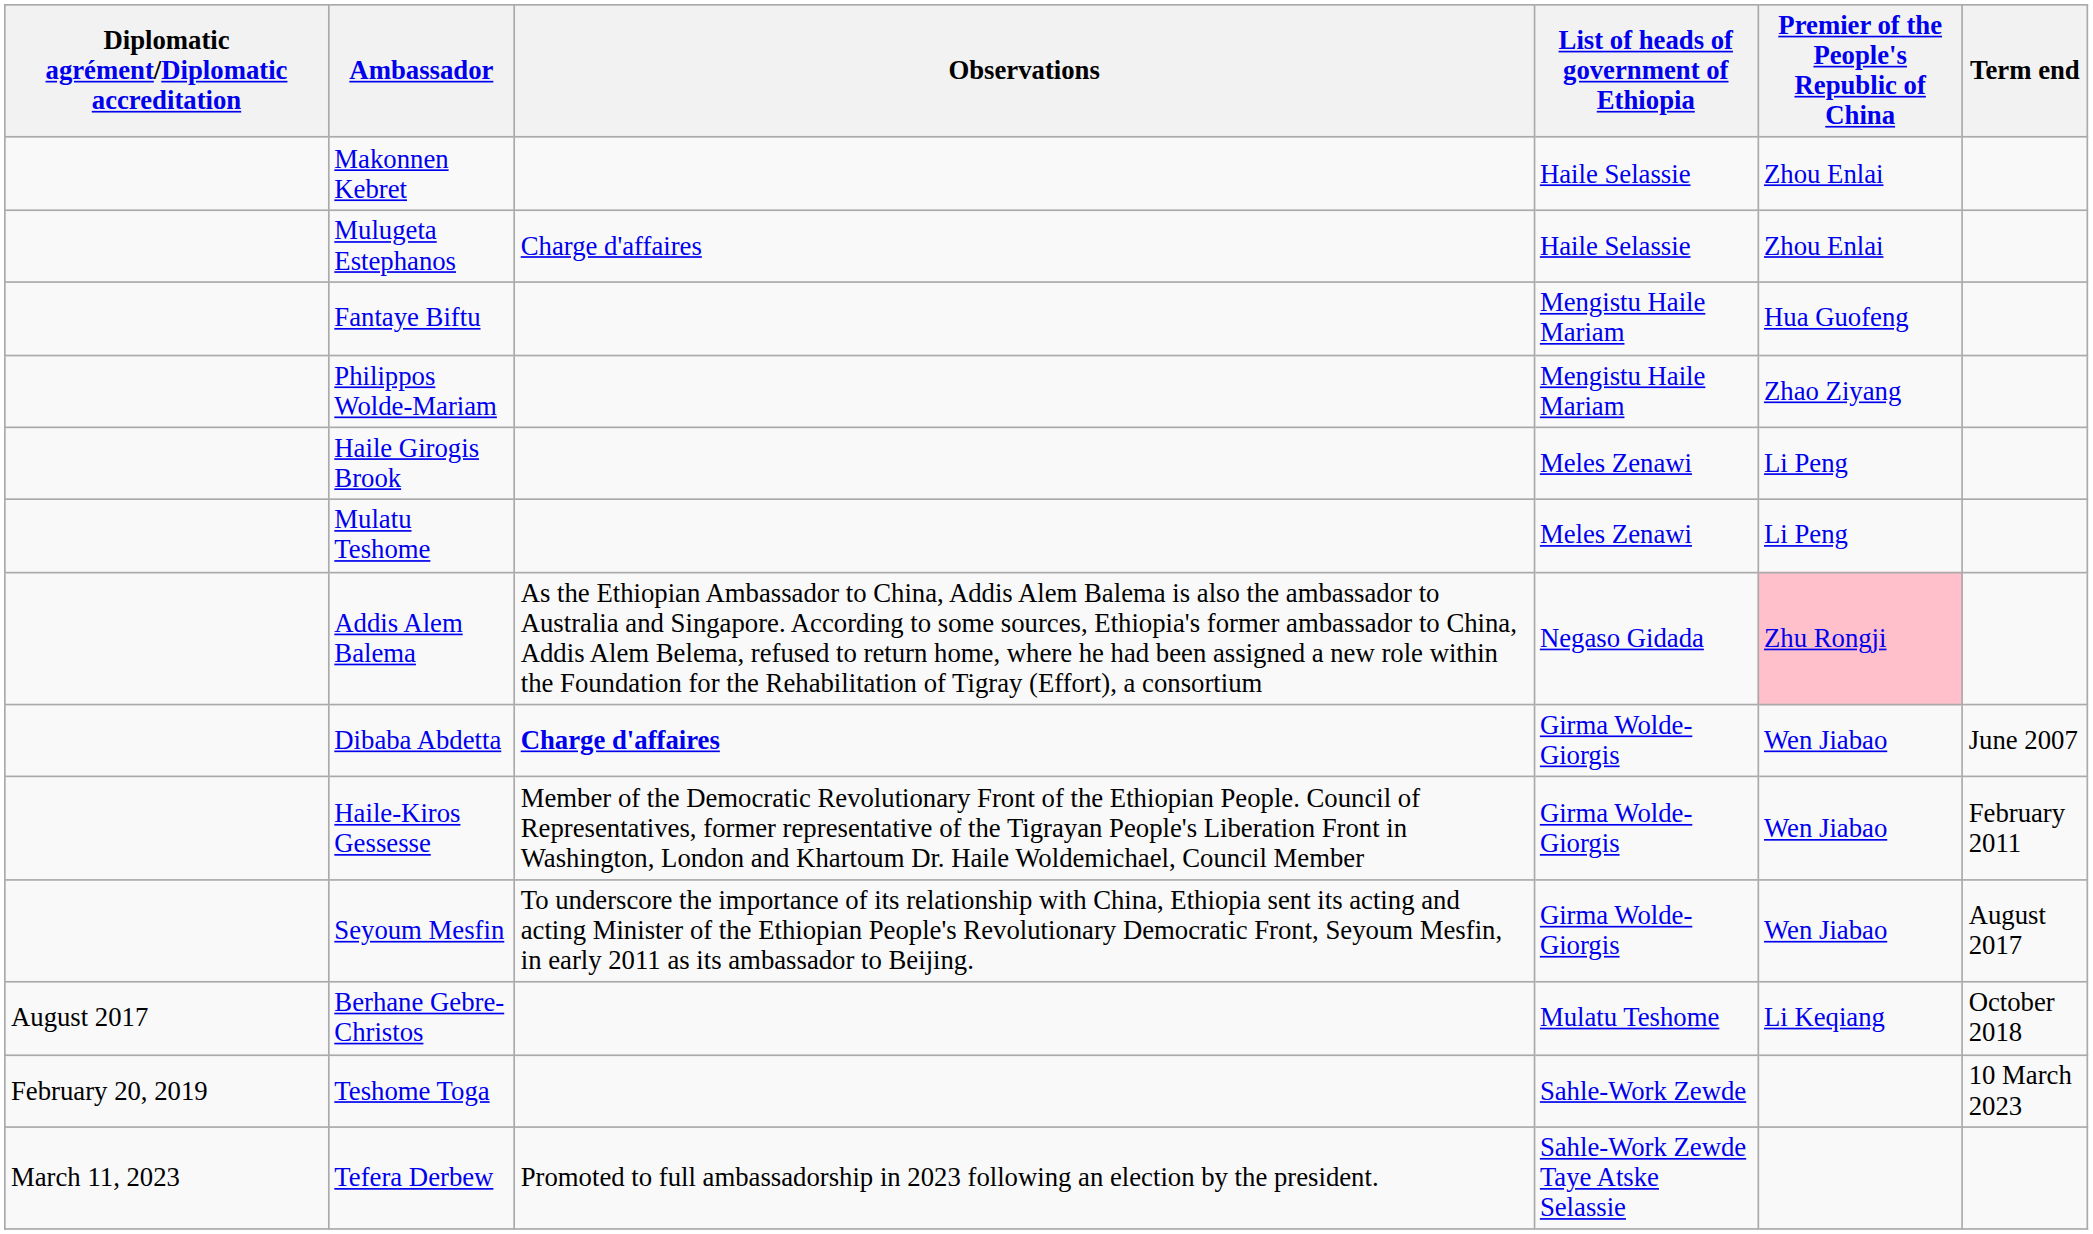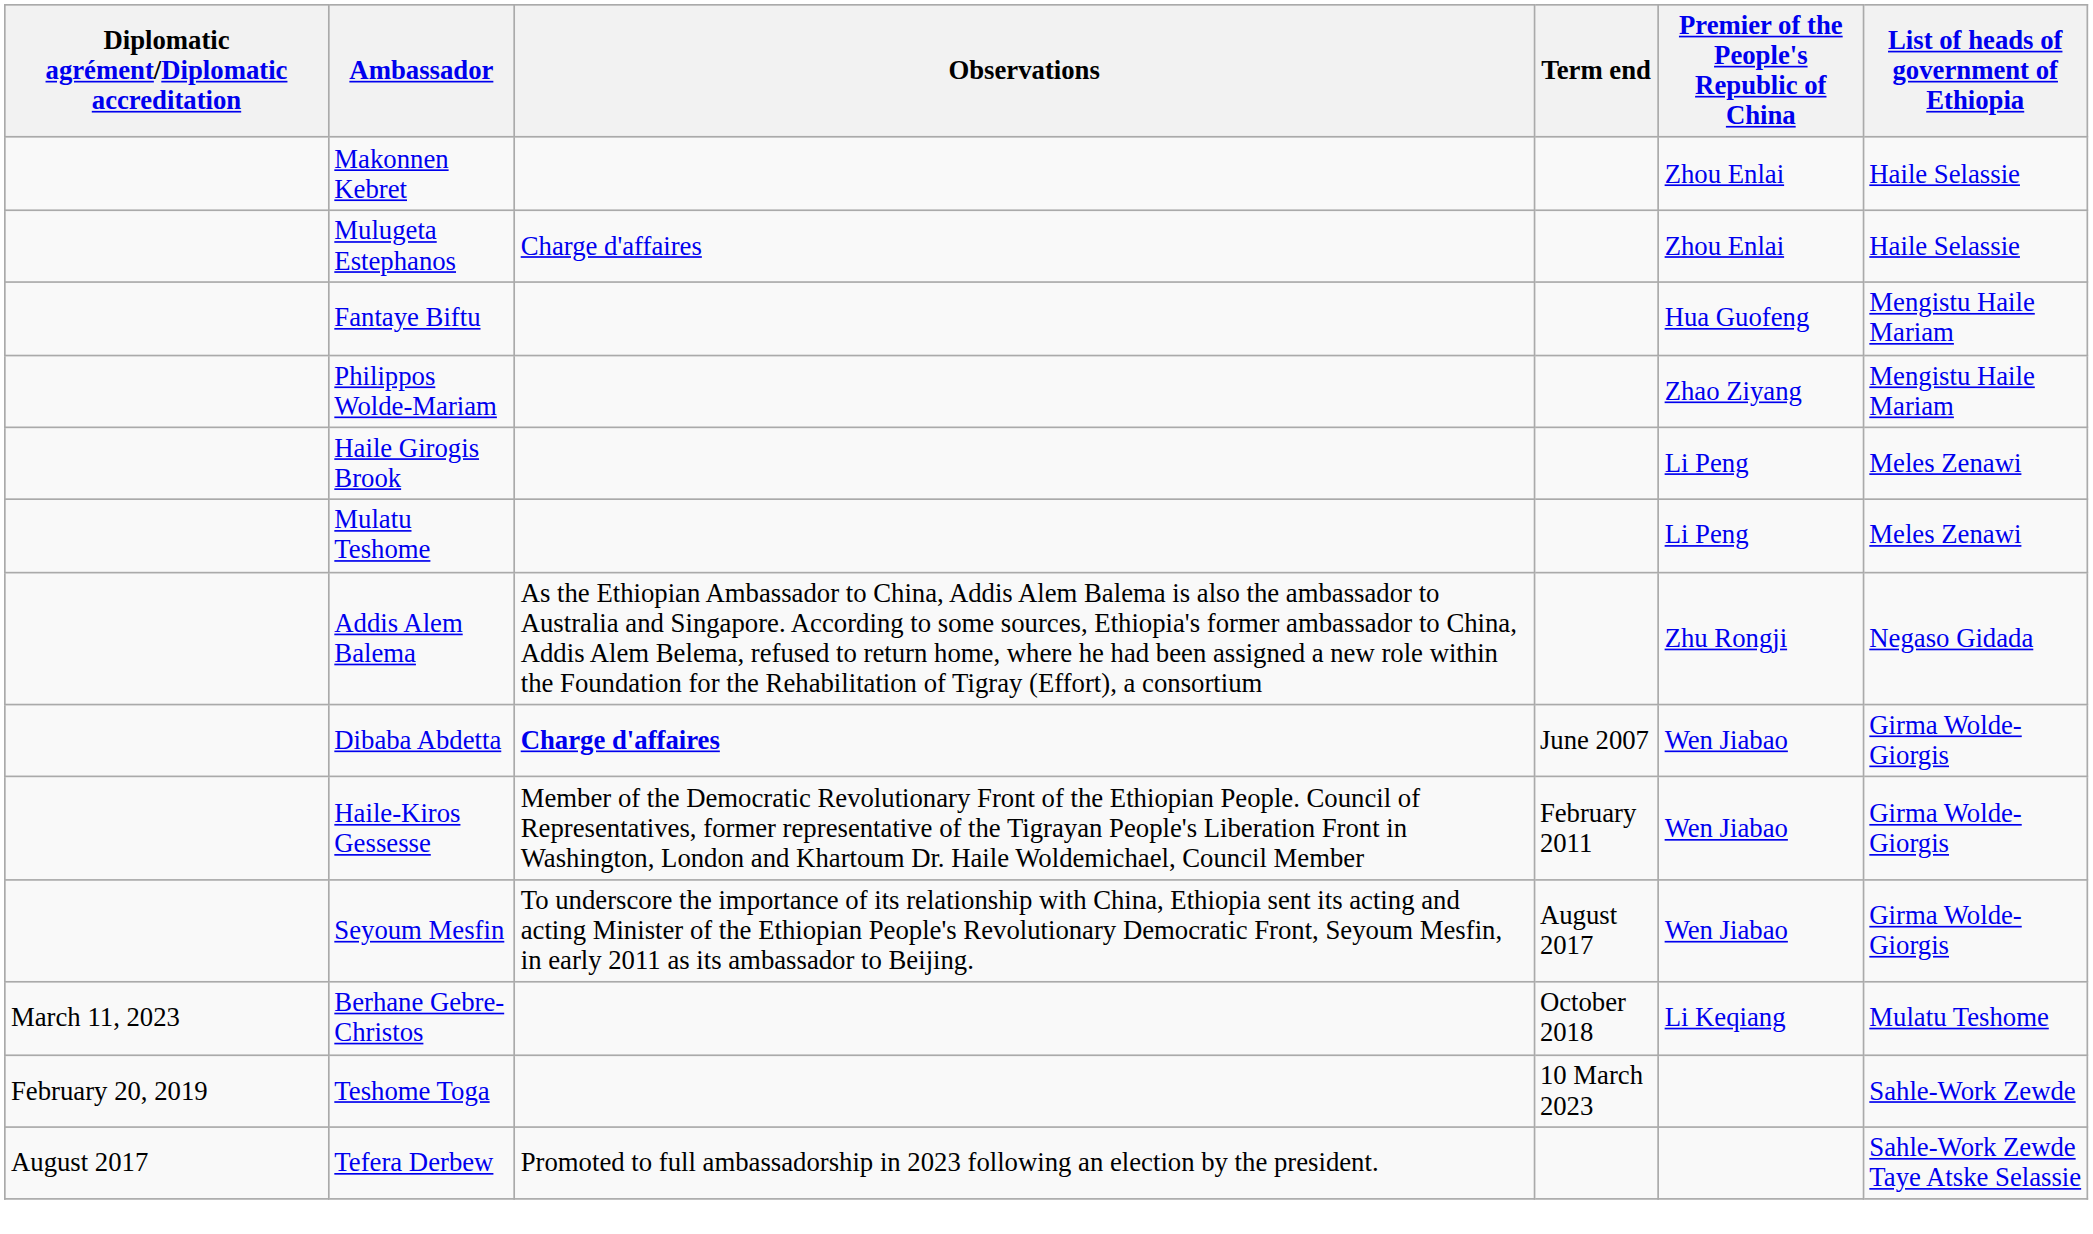columns swapped: (1646, 70) <-> (2025, 70)
(1825, 637) pink background -> (1726, 637) no background
(80, 1017) August 2017 -> (95, 1017) March 11, 2023
(95, 1177) March 11, 2023 -> (80, 1162) August 2017
